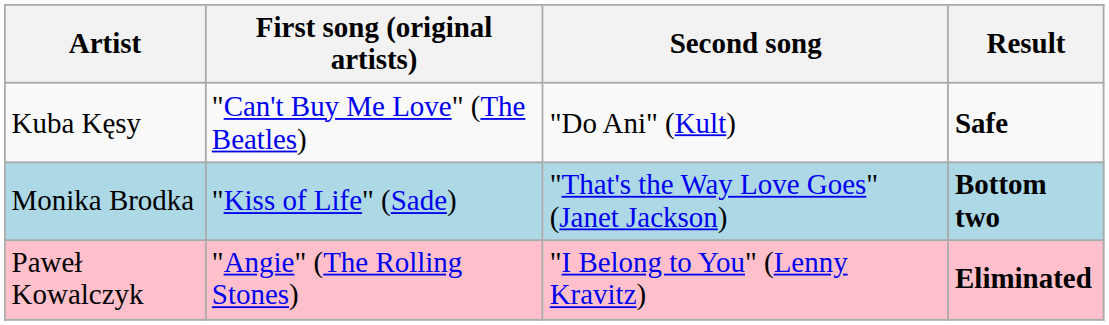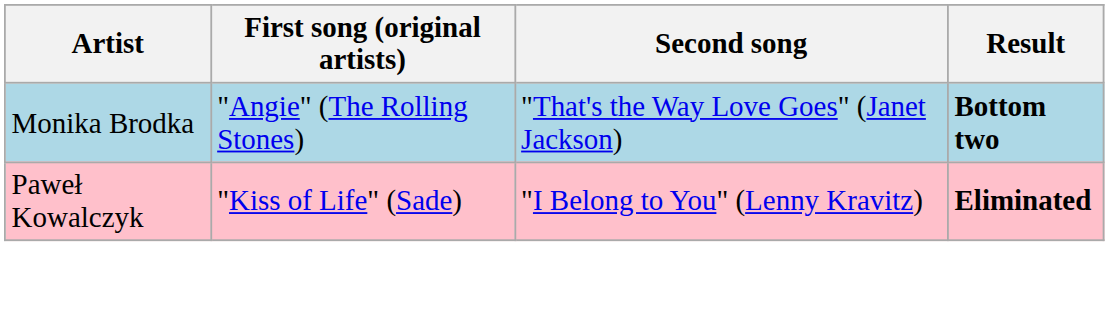- row: (76, 122)
(334, 200) "Kiss of Life" (Sade) -> (342, 122) "Angie" (The Rolling Stones)
(337, 279) "Angie" (The Rolling Stones) -> (340, 200) "Kiss of Life" (Sade)
